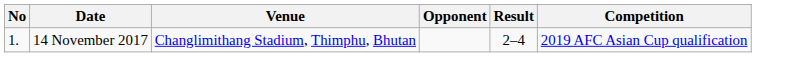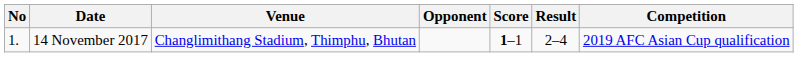+ column: (511, 16)
